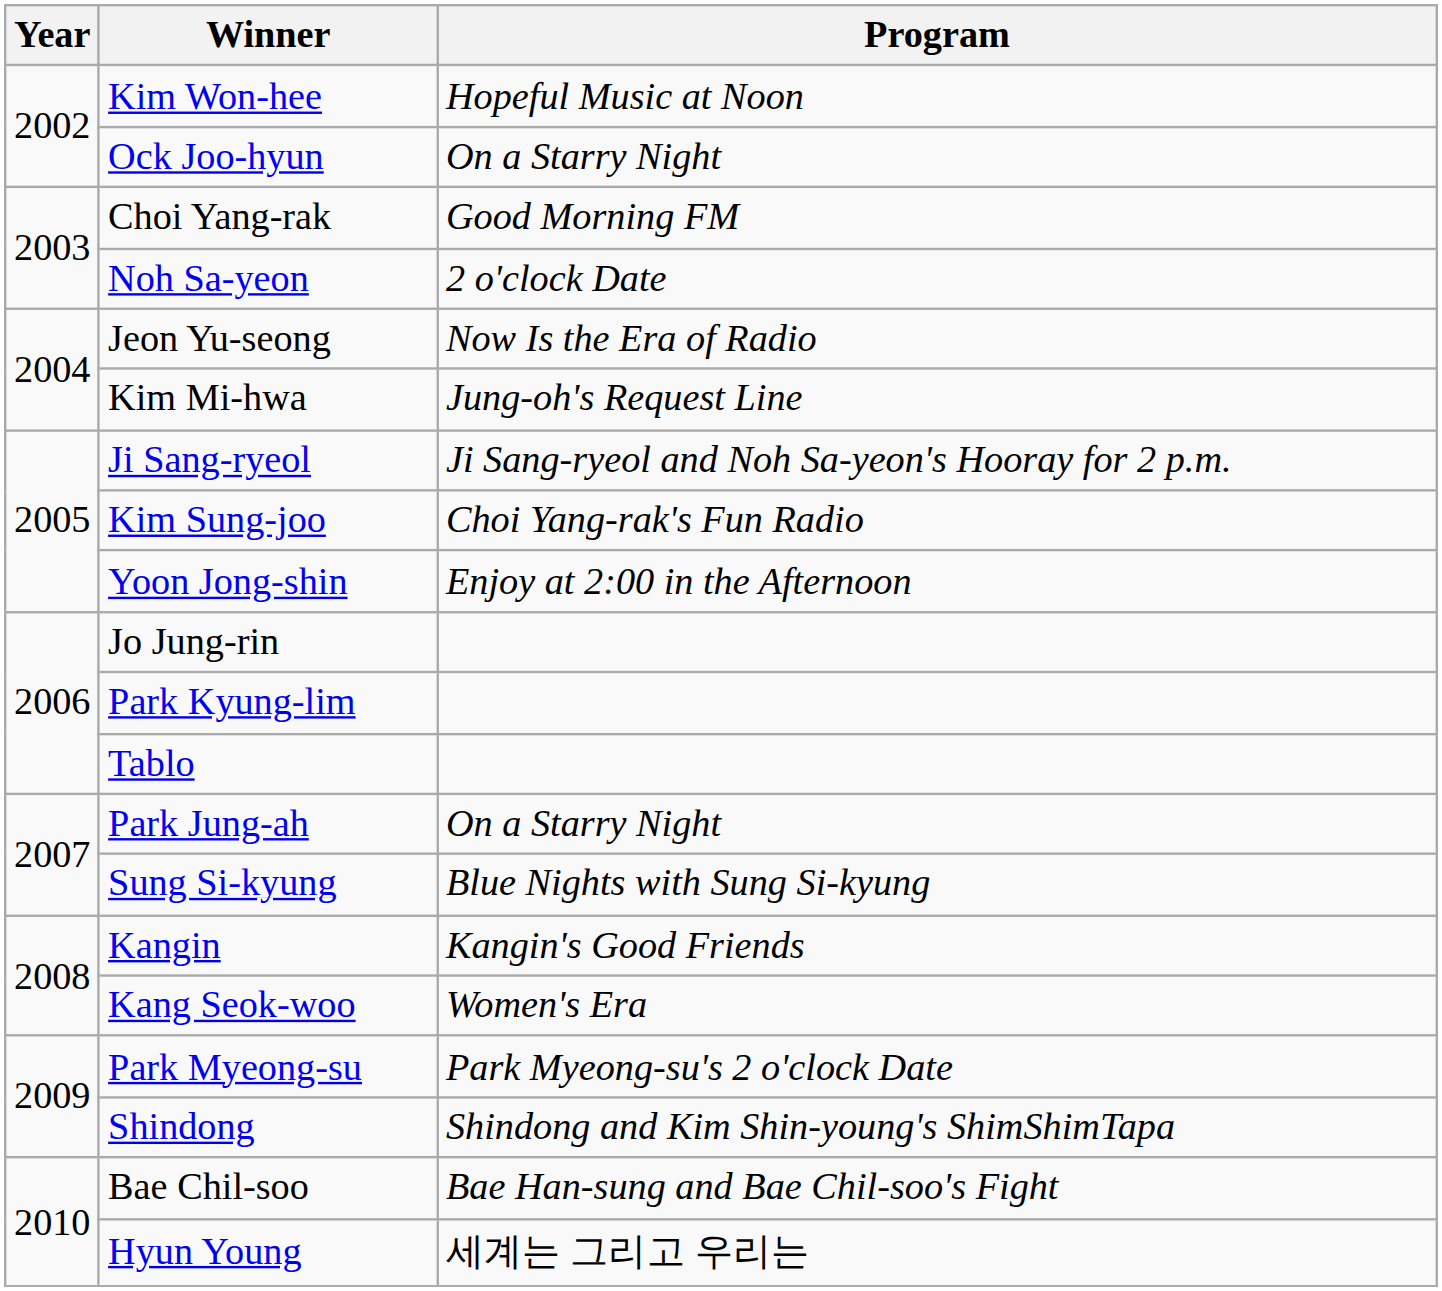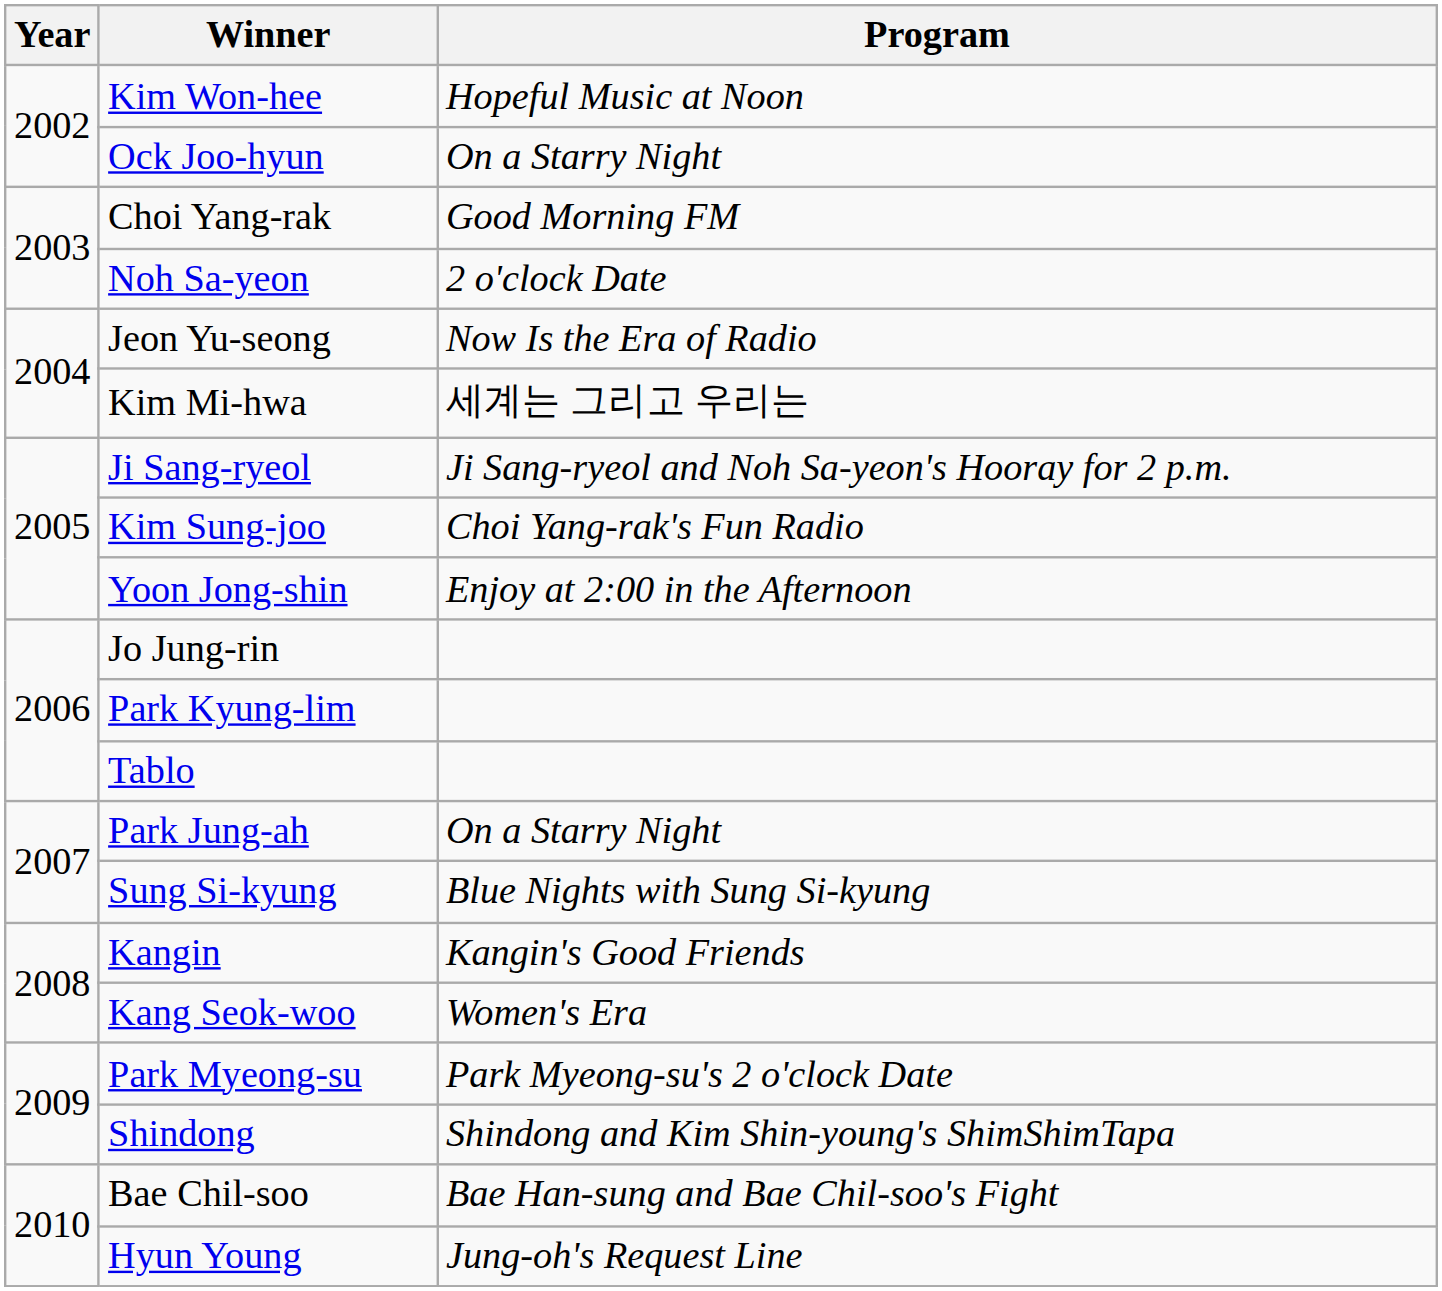(624, 398) Jung-oh's Request Line -> (628, 401) 세계는 그리고 우리는
(628, 1250) 세계는 그리고 우리는 -> (624, 1254) Jung-oh's Request Line
